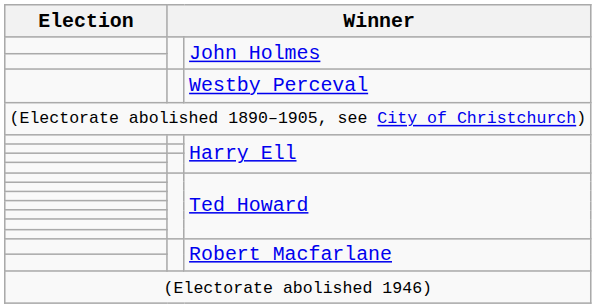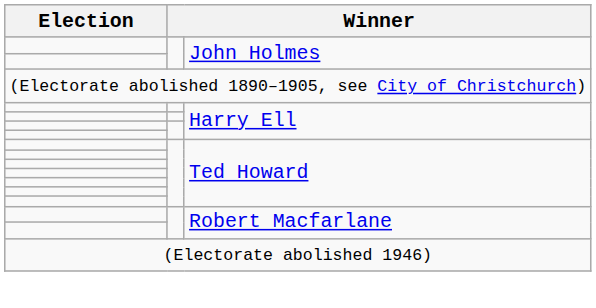- row: (86, 86)
